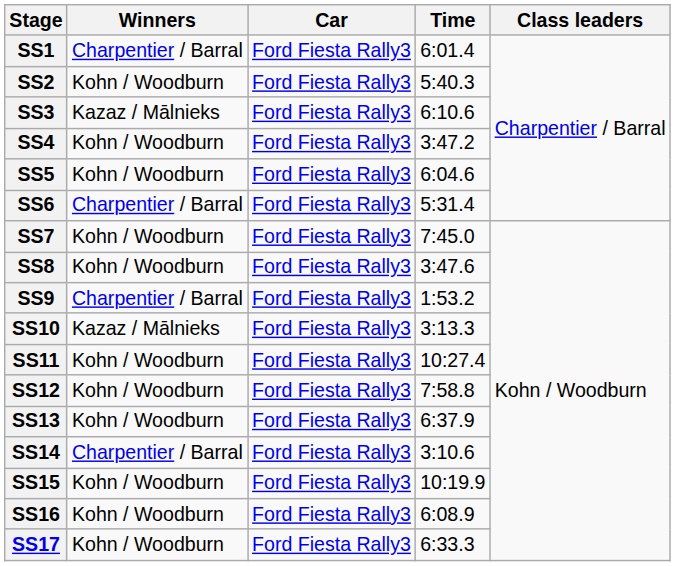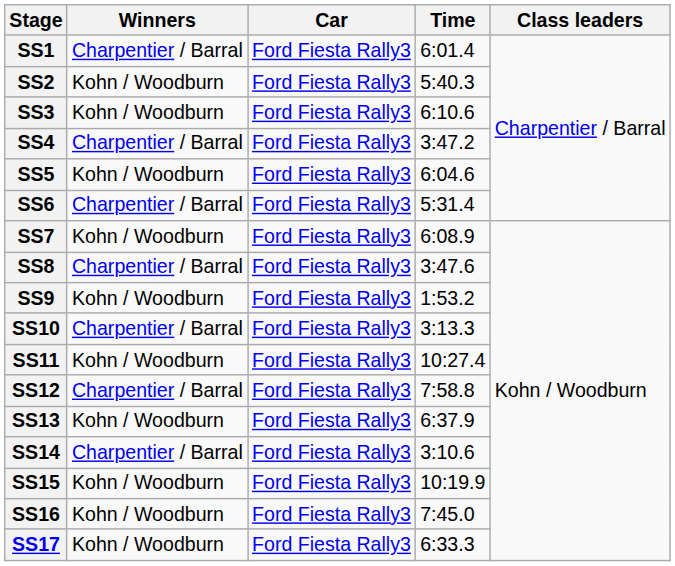(146, 112) Kazaz / Mālnieks -> (148, 112) Kohn / Woodburn
(148, 143) Kohn / Woodburn -> (157, 143) Charpentier / Barral
(447, 236) 7:45.0 -> (447, 236) 6:08.9
(148, 267) Kohn / Woodburn -> (157, 267) Charpentier / Barral
(157, 298) Charpentier / Barral -> (148, 298) Kohn / Woodburn
(146, 328) Kazaz / Mālnieks -> (157, 328) Charpentier / Barral
(148, 390) Kohn / Woodburn -> (157, 390) Charpentier / Barral
(447, 514) 6:08.9 -> (447, 514) 7:45.0
